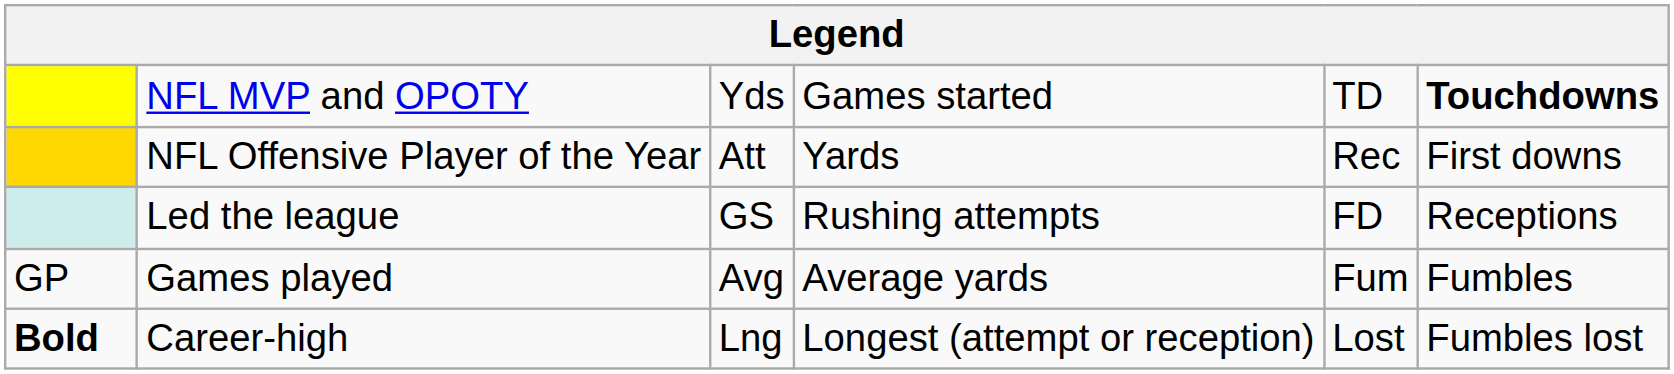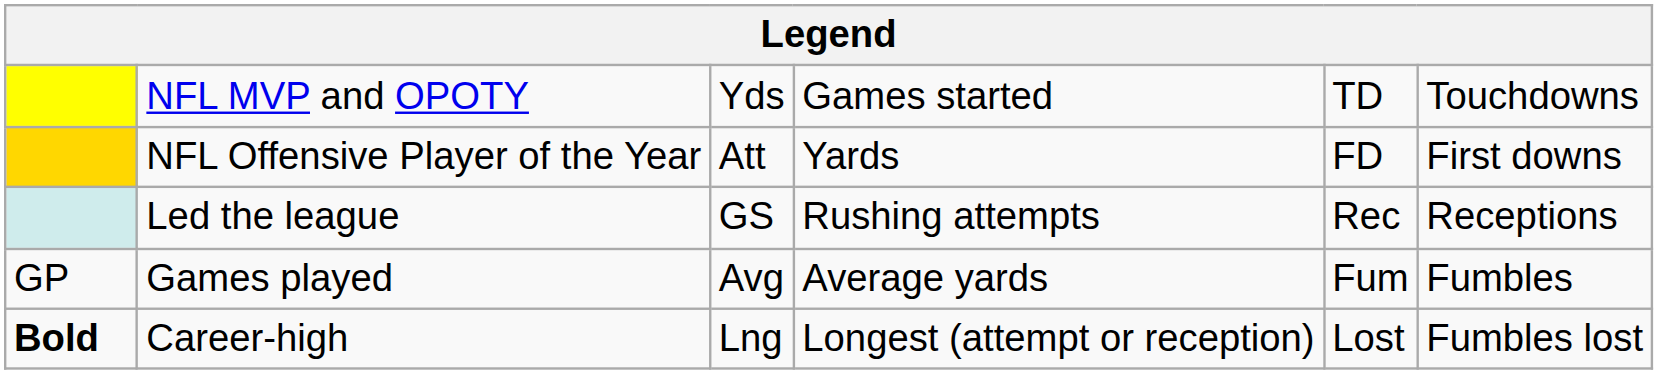(1543, 95) bold -> (1533, 95) normal
(1366, 156) Rec -> (1358, 156) FD
(1358, 216) FD -> (1366, 216) Rec
